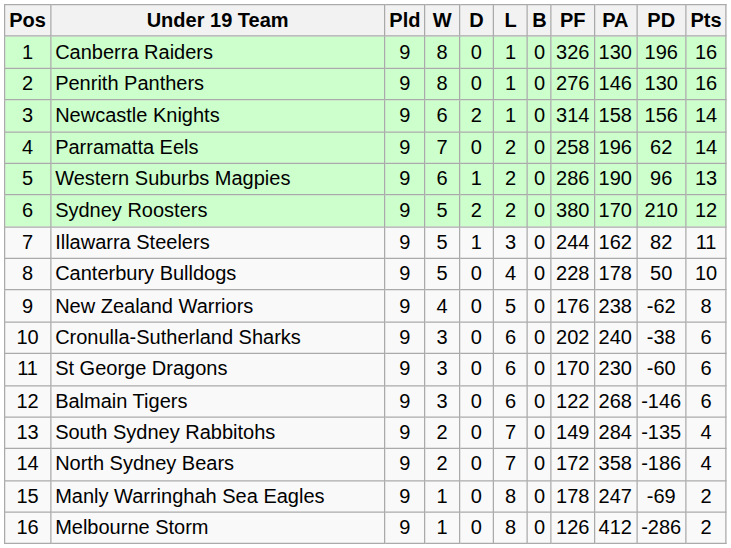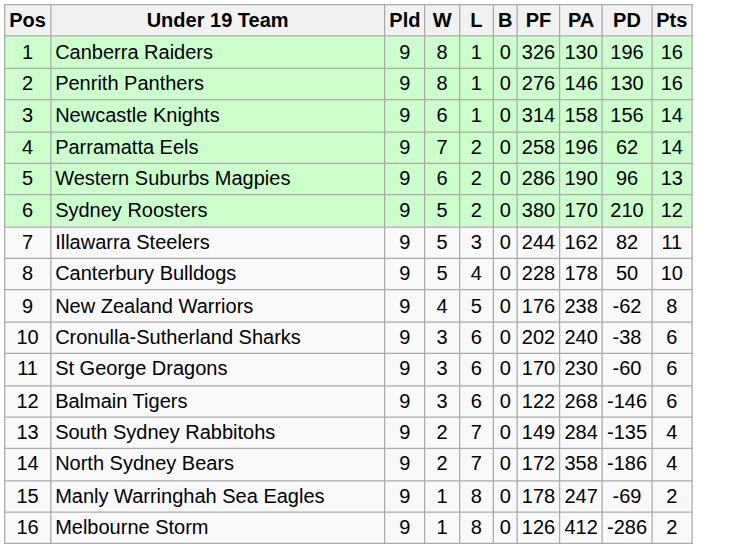- column: (476, 20)
